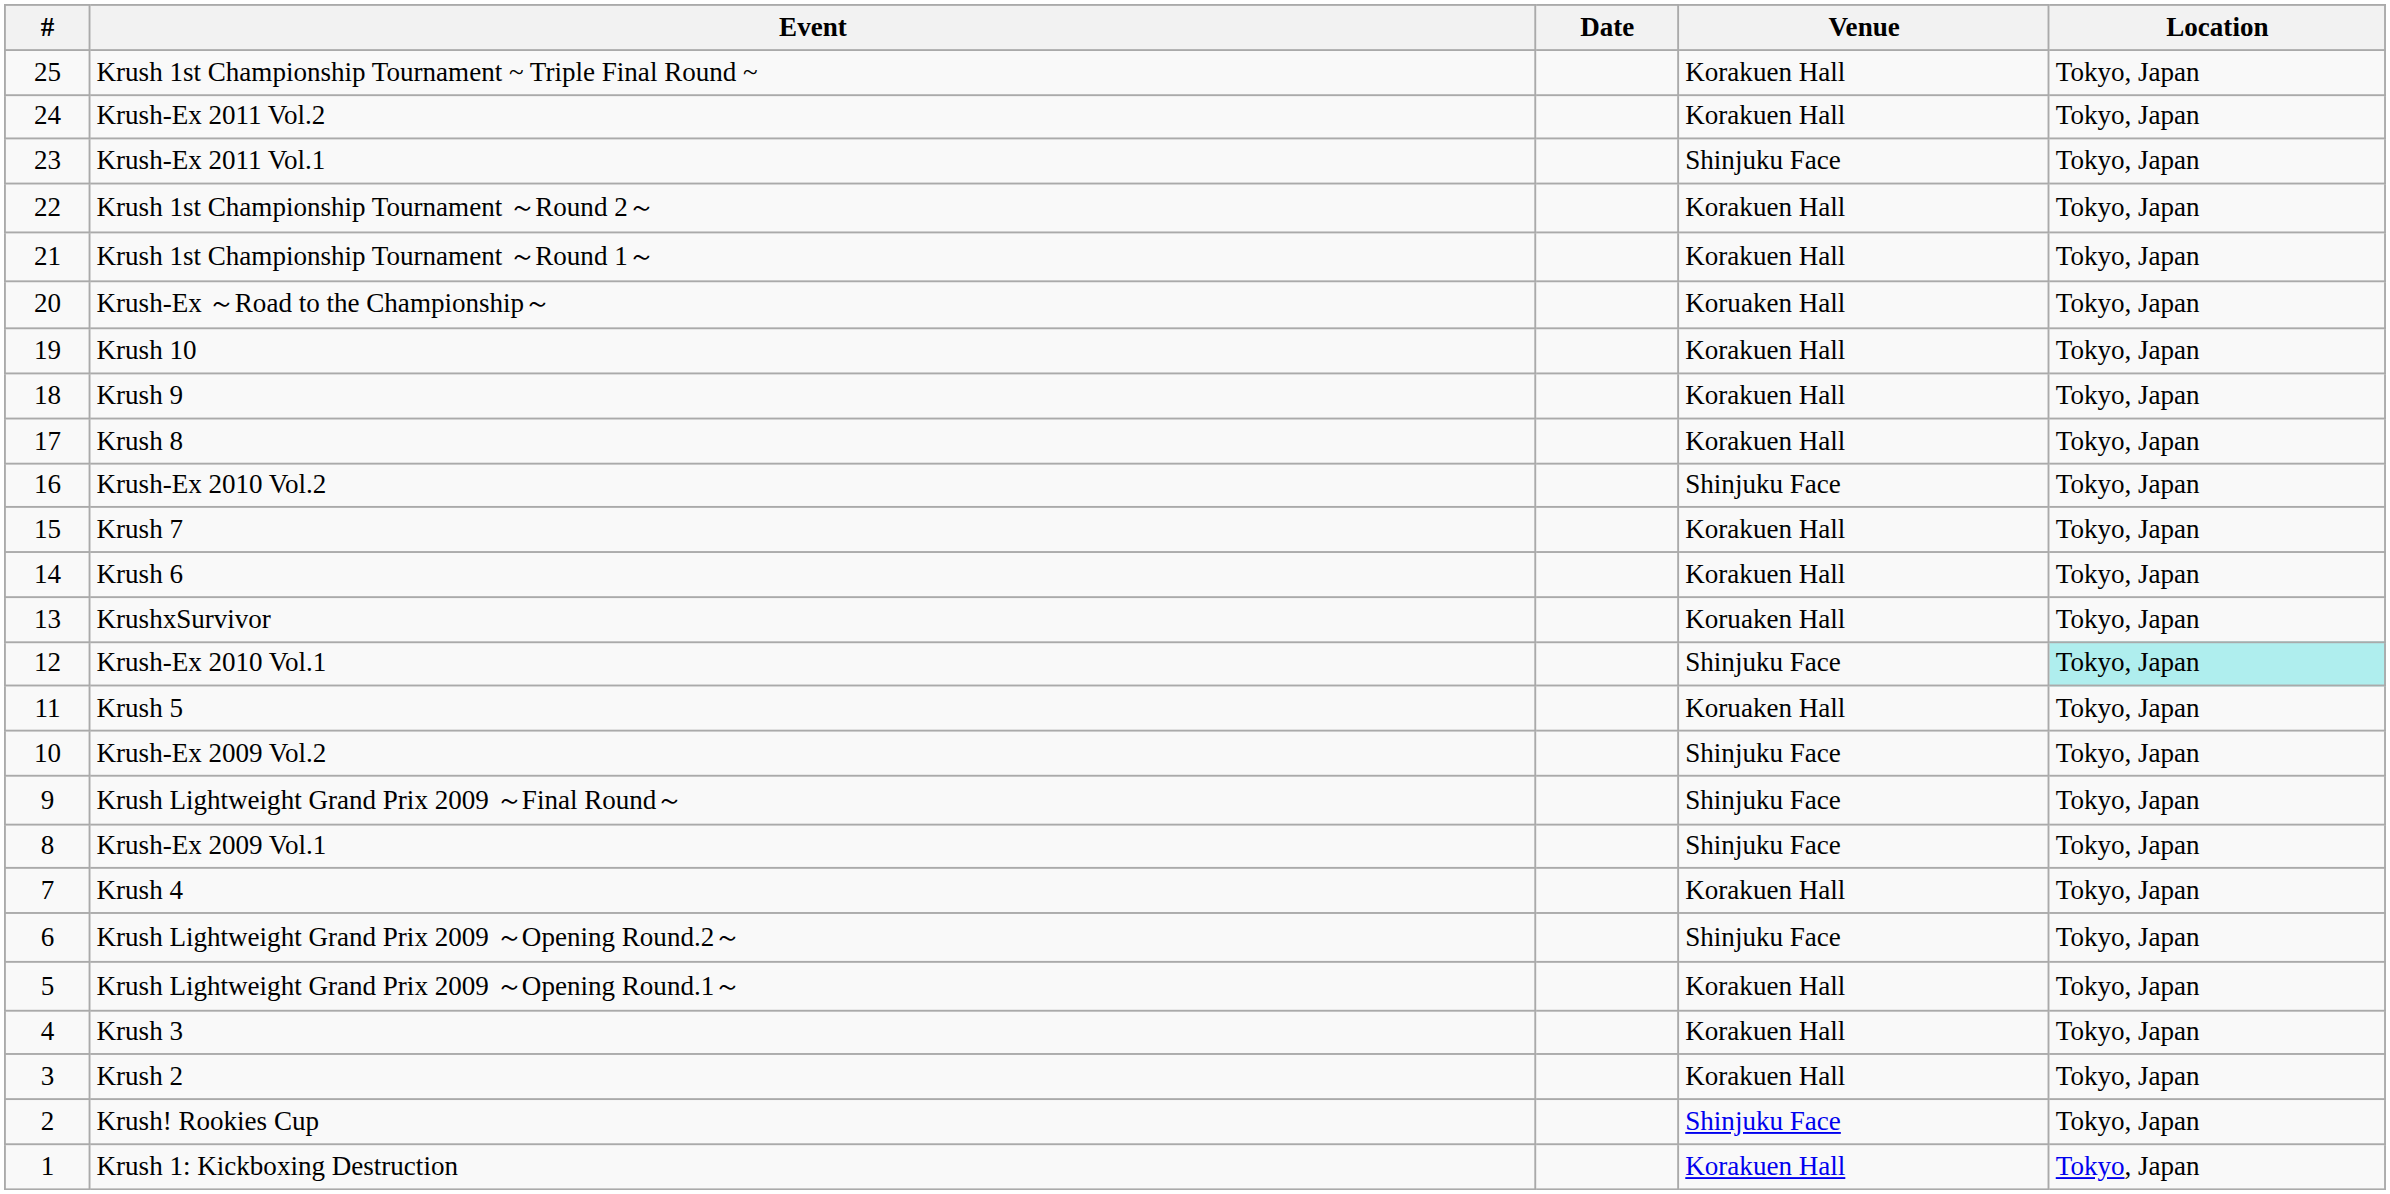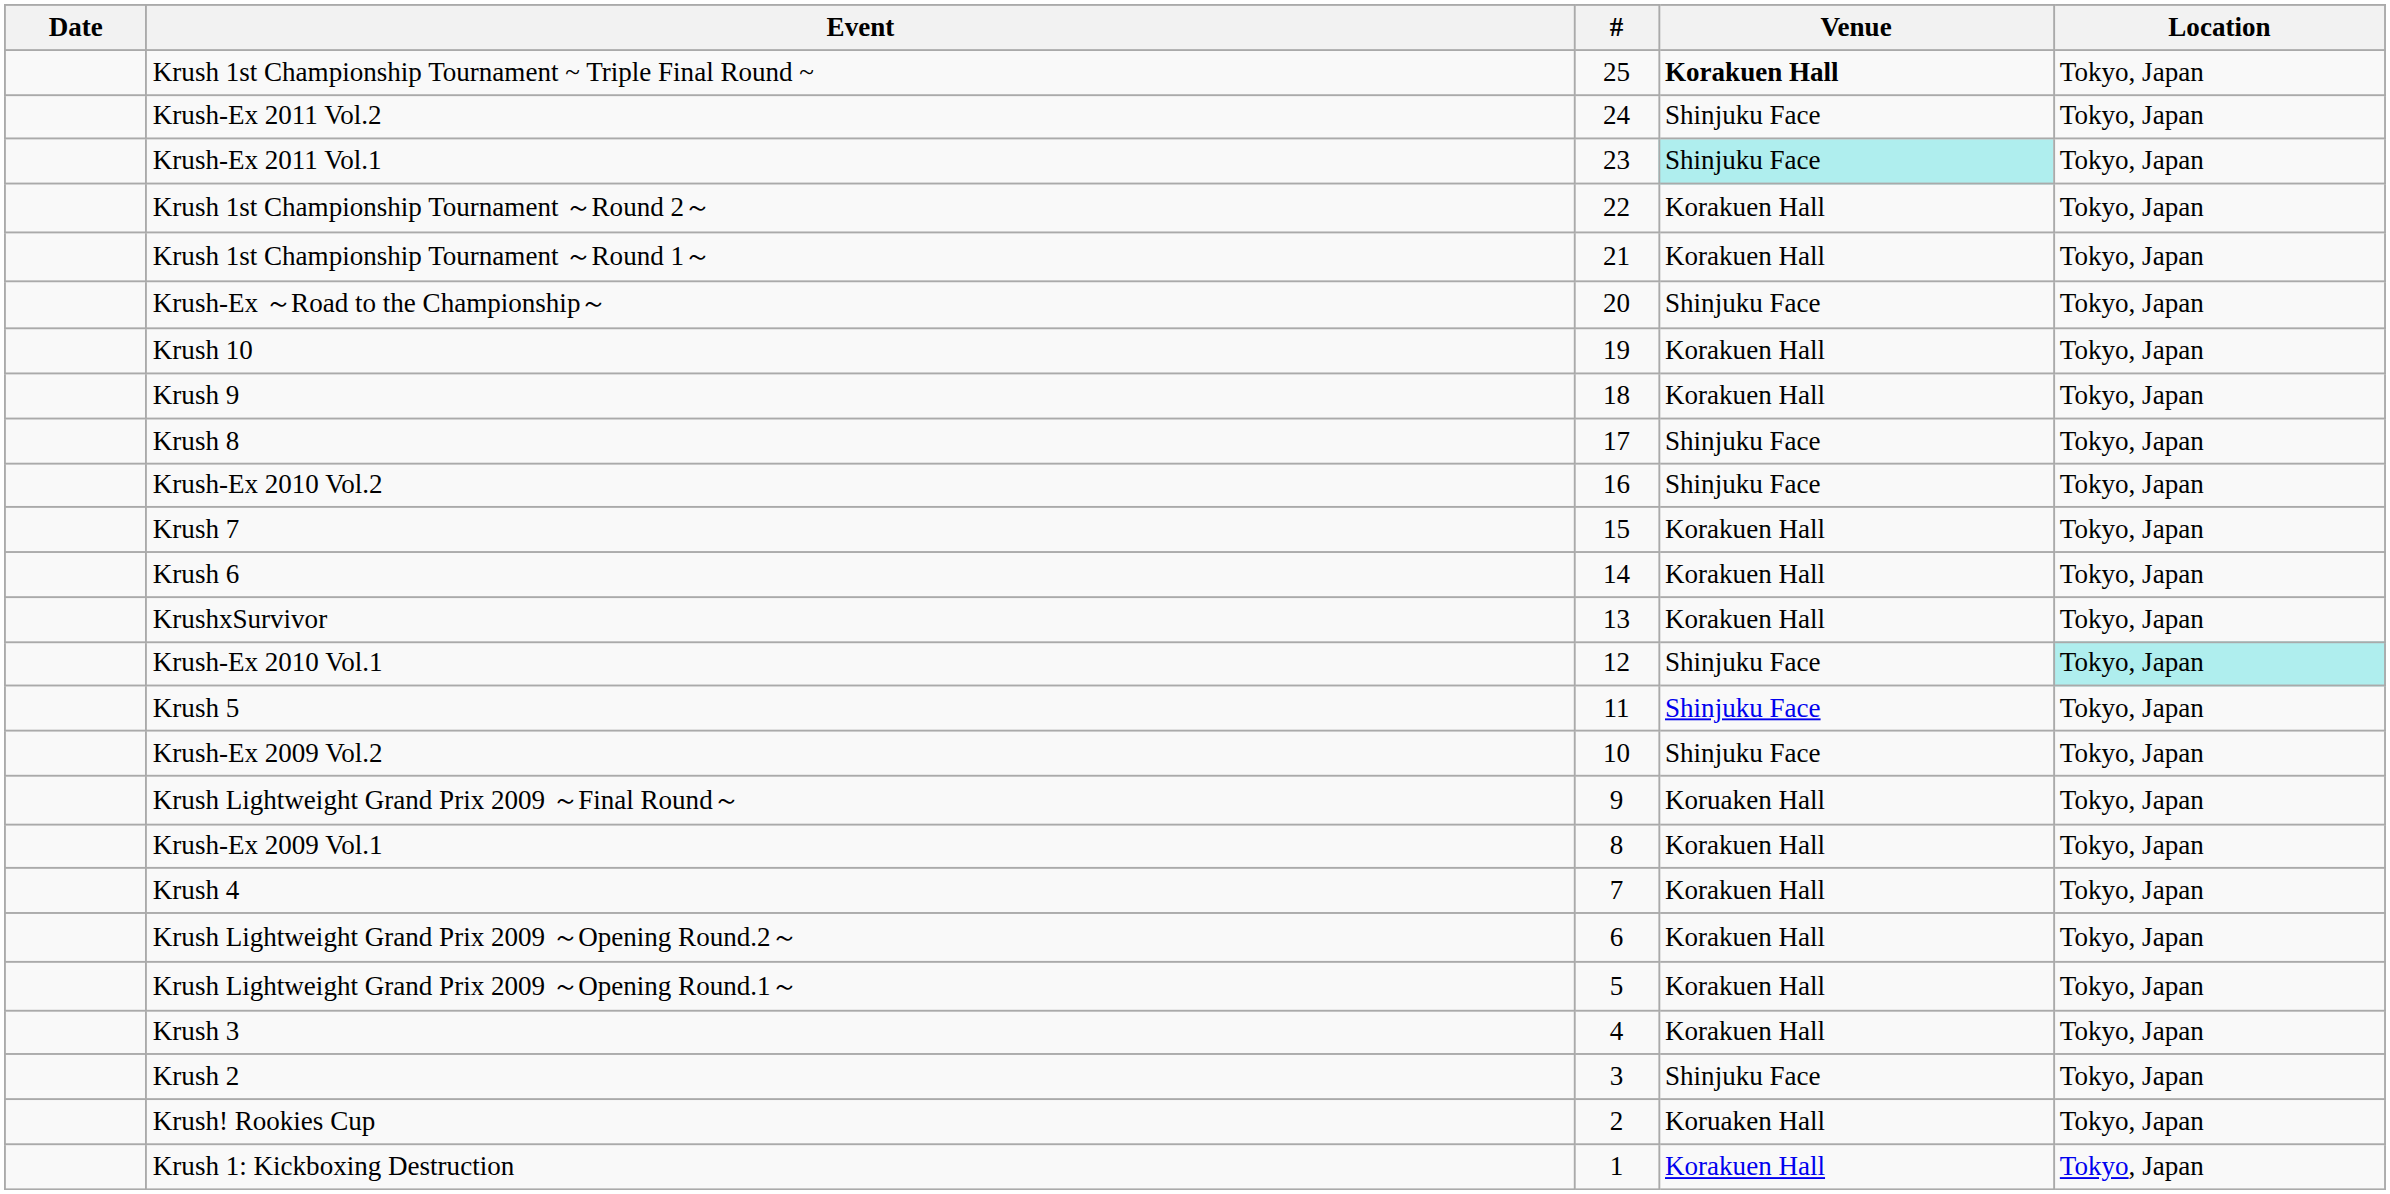columns swapped: (48, 27) <-> (1607, 27)
(1765, 71) normal -> (1752, 71) bold
(1765, 116) Korakuen Hall -> (1743, 116) Shinjuku Face
(1763, 161) no background -> (1743, 161) paleturquoise background
(1765, 304) Koruaken Hall -> (1743, 304) Shinjuku Face
(1765, 440) Korakuen Hall -> (1743, 440) Shinjuku Face
(1765, 618) Koruaken Hall -> (1745, 618) Korakuen Hall
(1765, 708) Koruaken Hall -> (1743, 708) Shinjuku Face
(1763, 799) Shinjuku Face -> (1745, 799) Koruaken Hall
(1763, 845) Shinjuku Face -> (1745, 845) Korakuen Hall
(1763, 937) Shinjuku Face -> (1745, 937) Korakuen Hall
(1765, 1076) Korakuen Hall -> (1743, 1076) Shinjuku Face
(1763, 1121) Shinjuku Face -> (1745, 1121) Koruaken Hall
